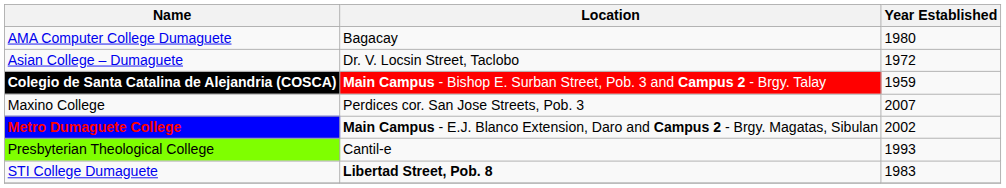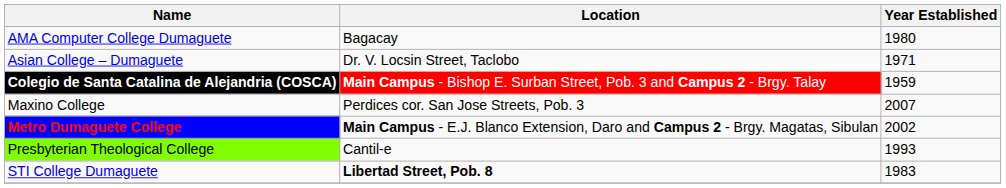(900, 60) 1972 -> (900, 60) 1971
